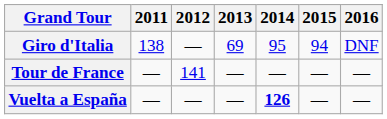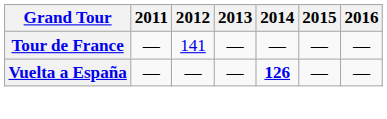- row: (68, 45)
